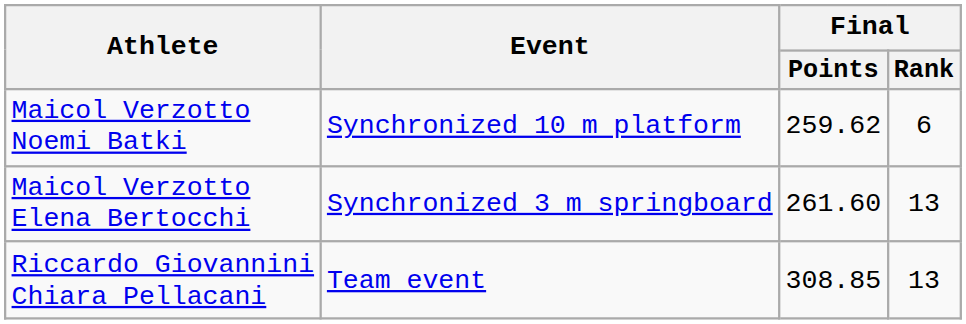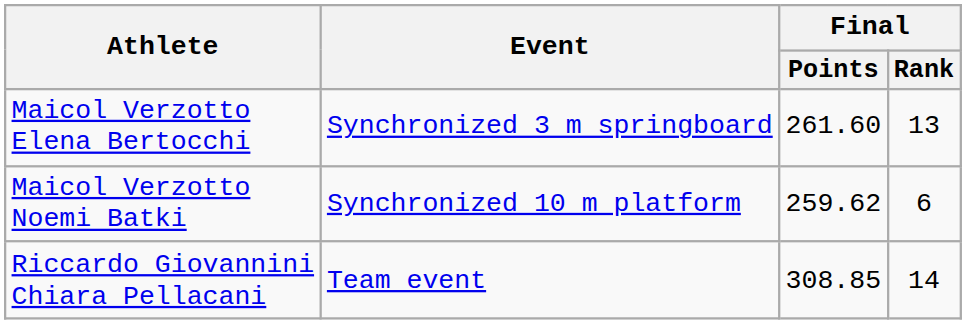rows swapped: (131, 204) <-> (131, 127)
(924, 280) 13 -> (924, 280) 14
